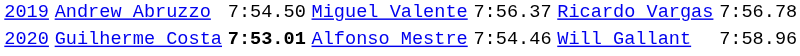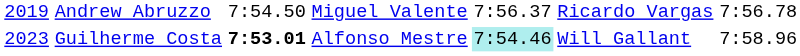(27, 39) 2020 -> (27, 39) 2023
(512, 39) no background -> (512, 39) paleturquoise background
